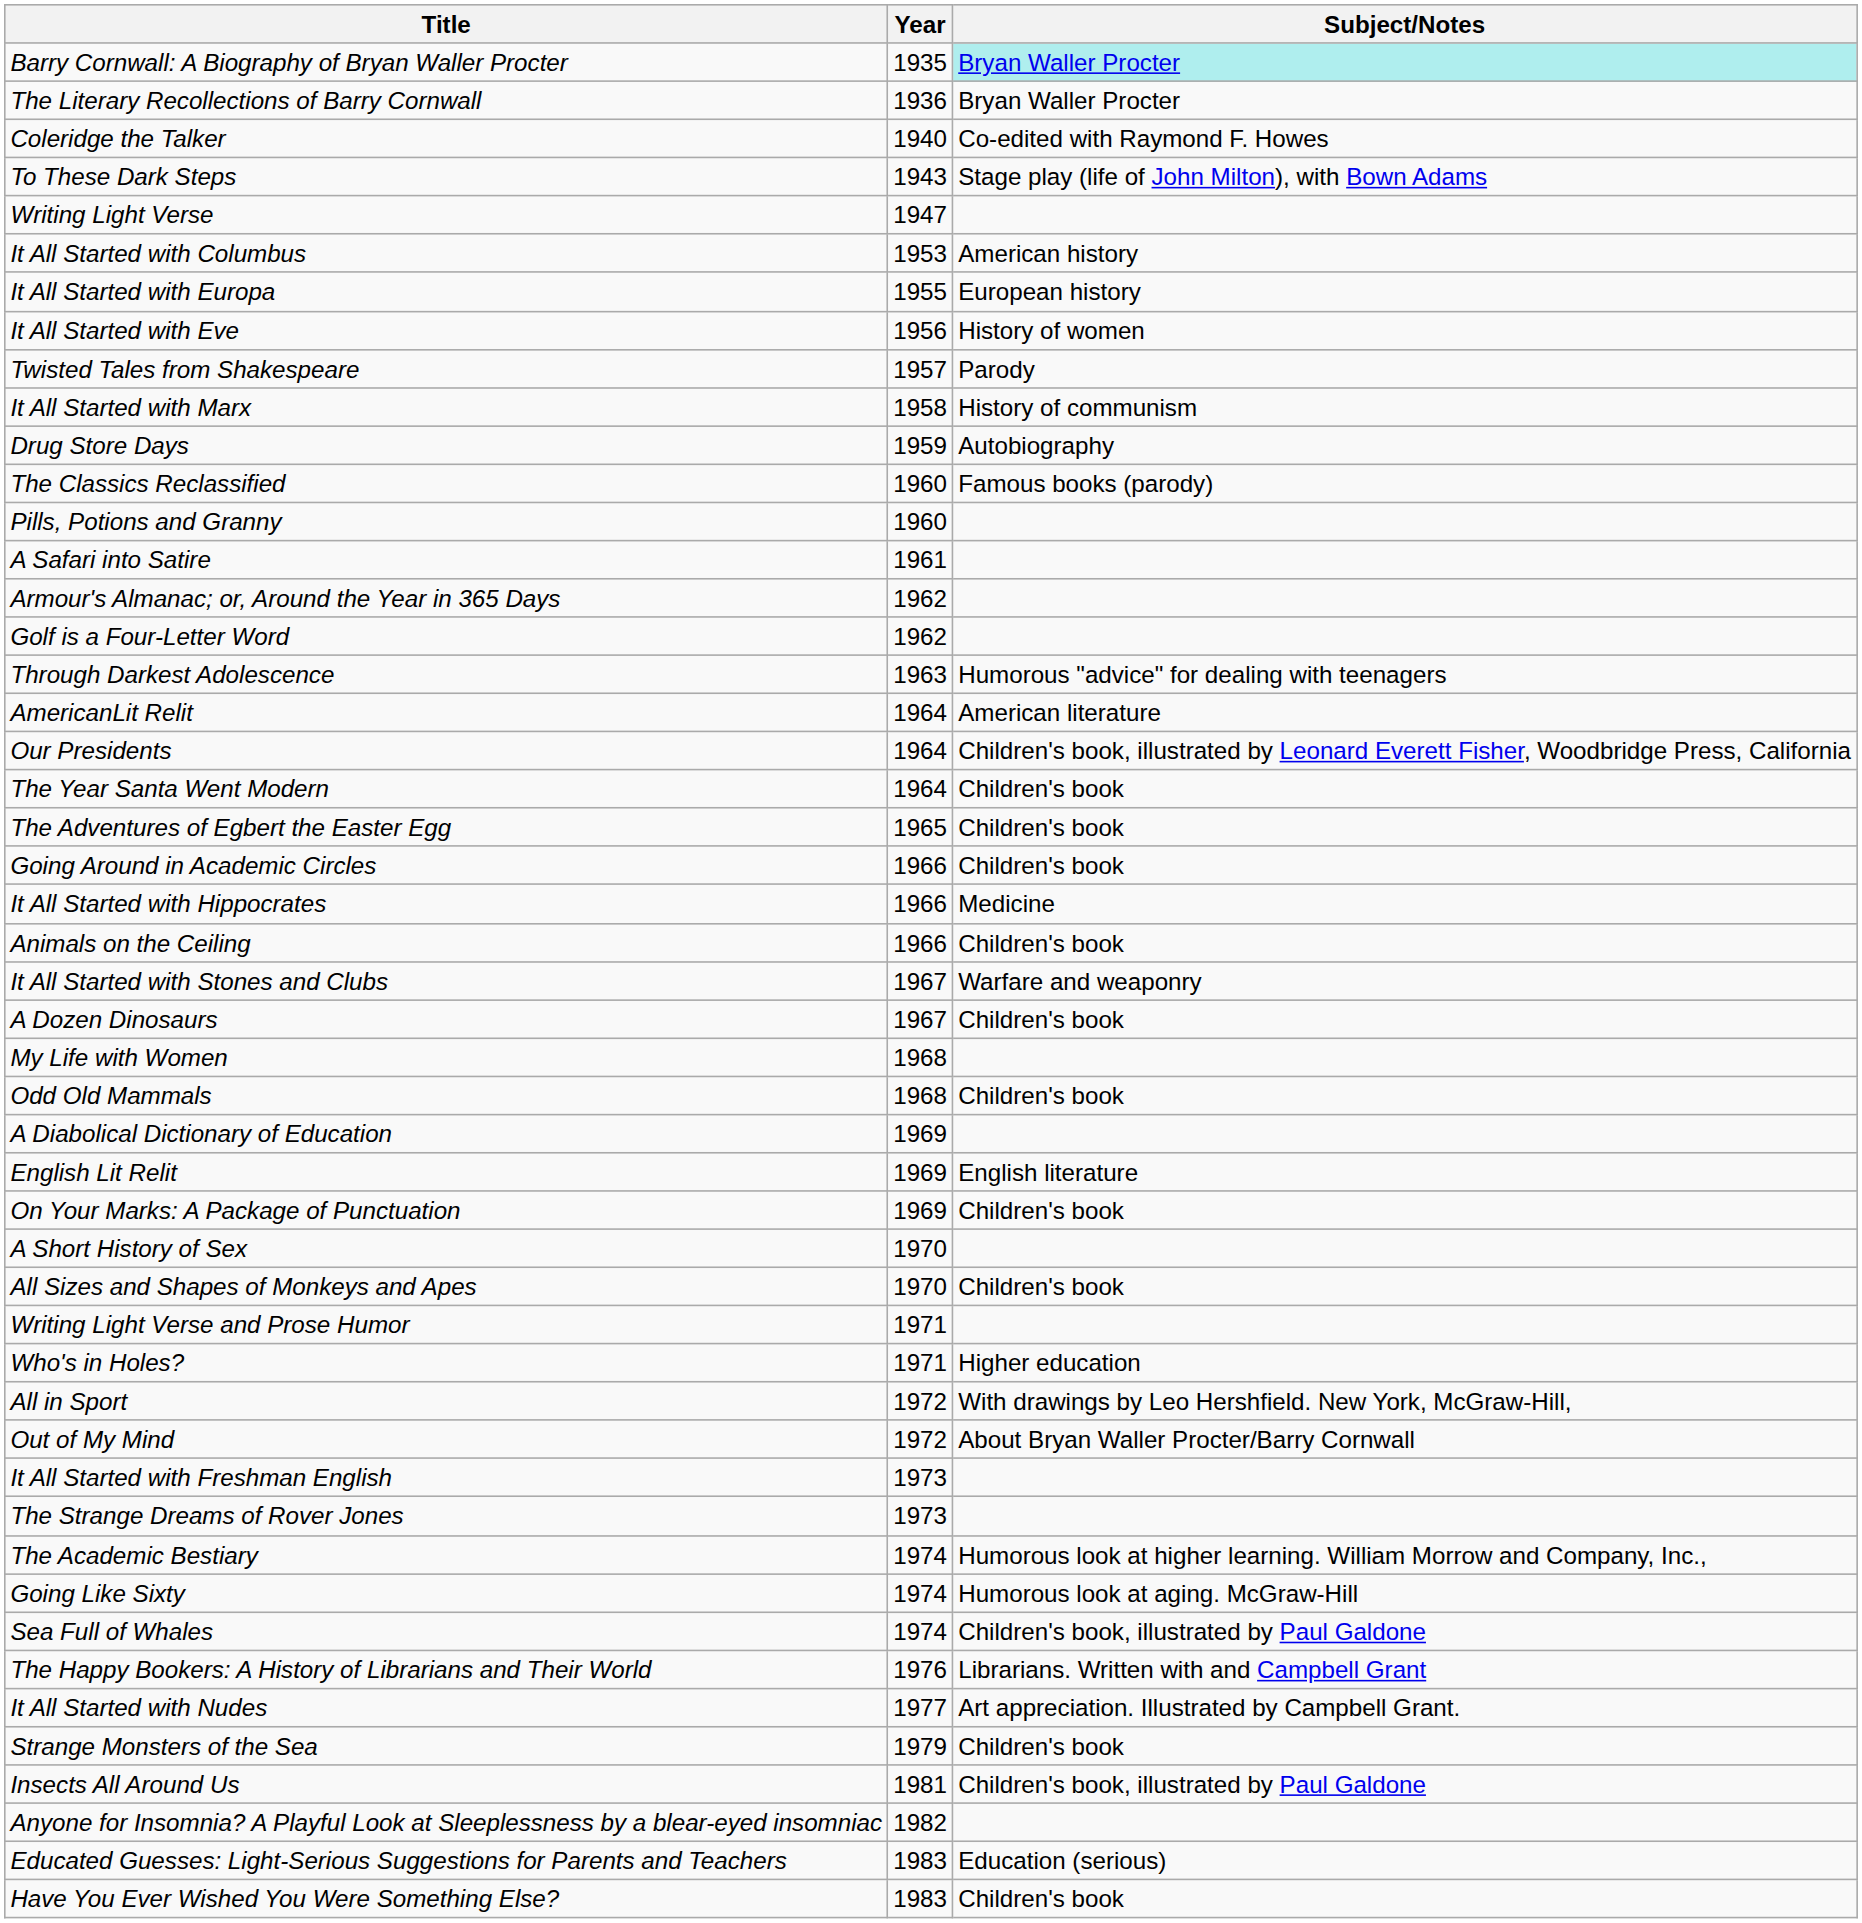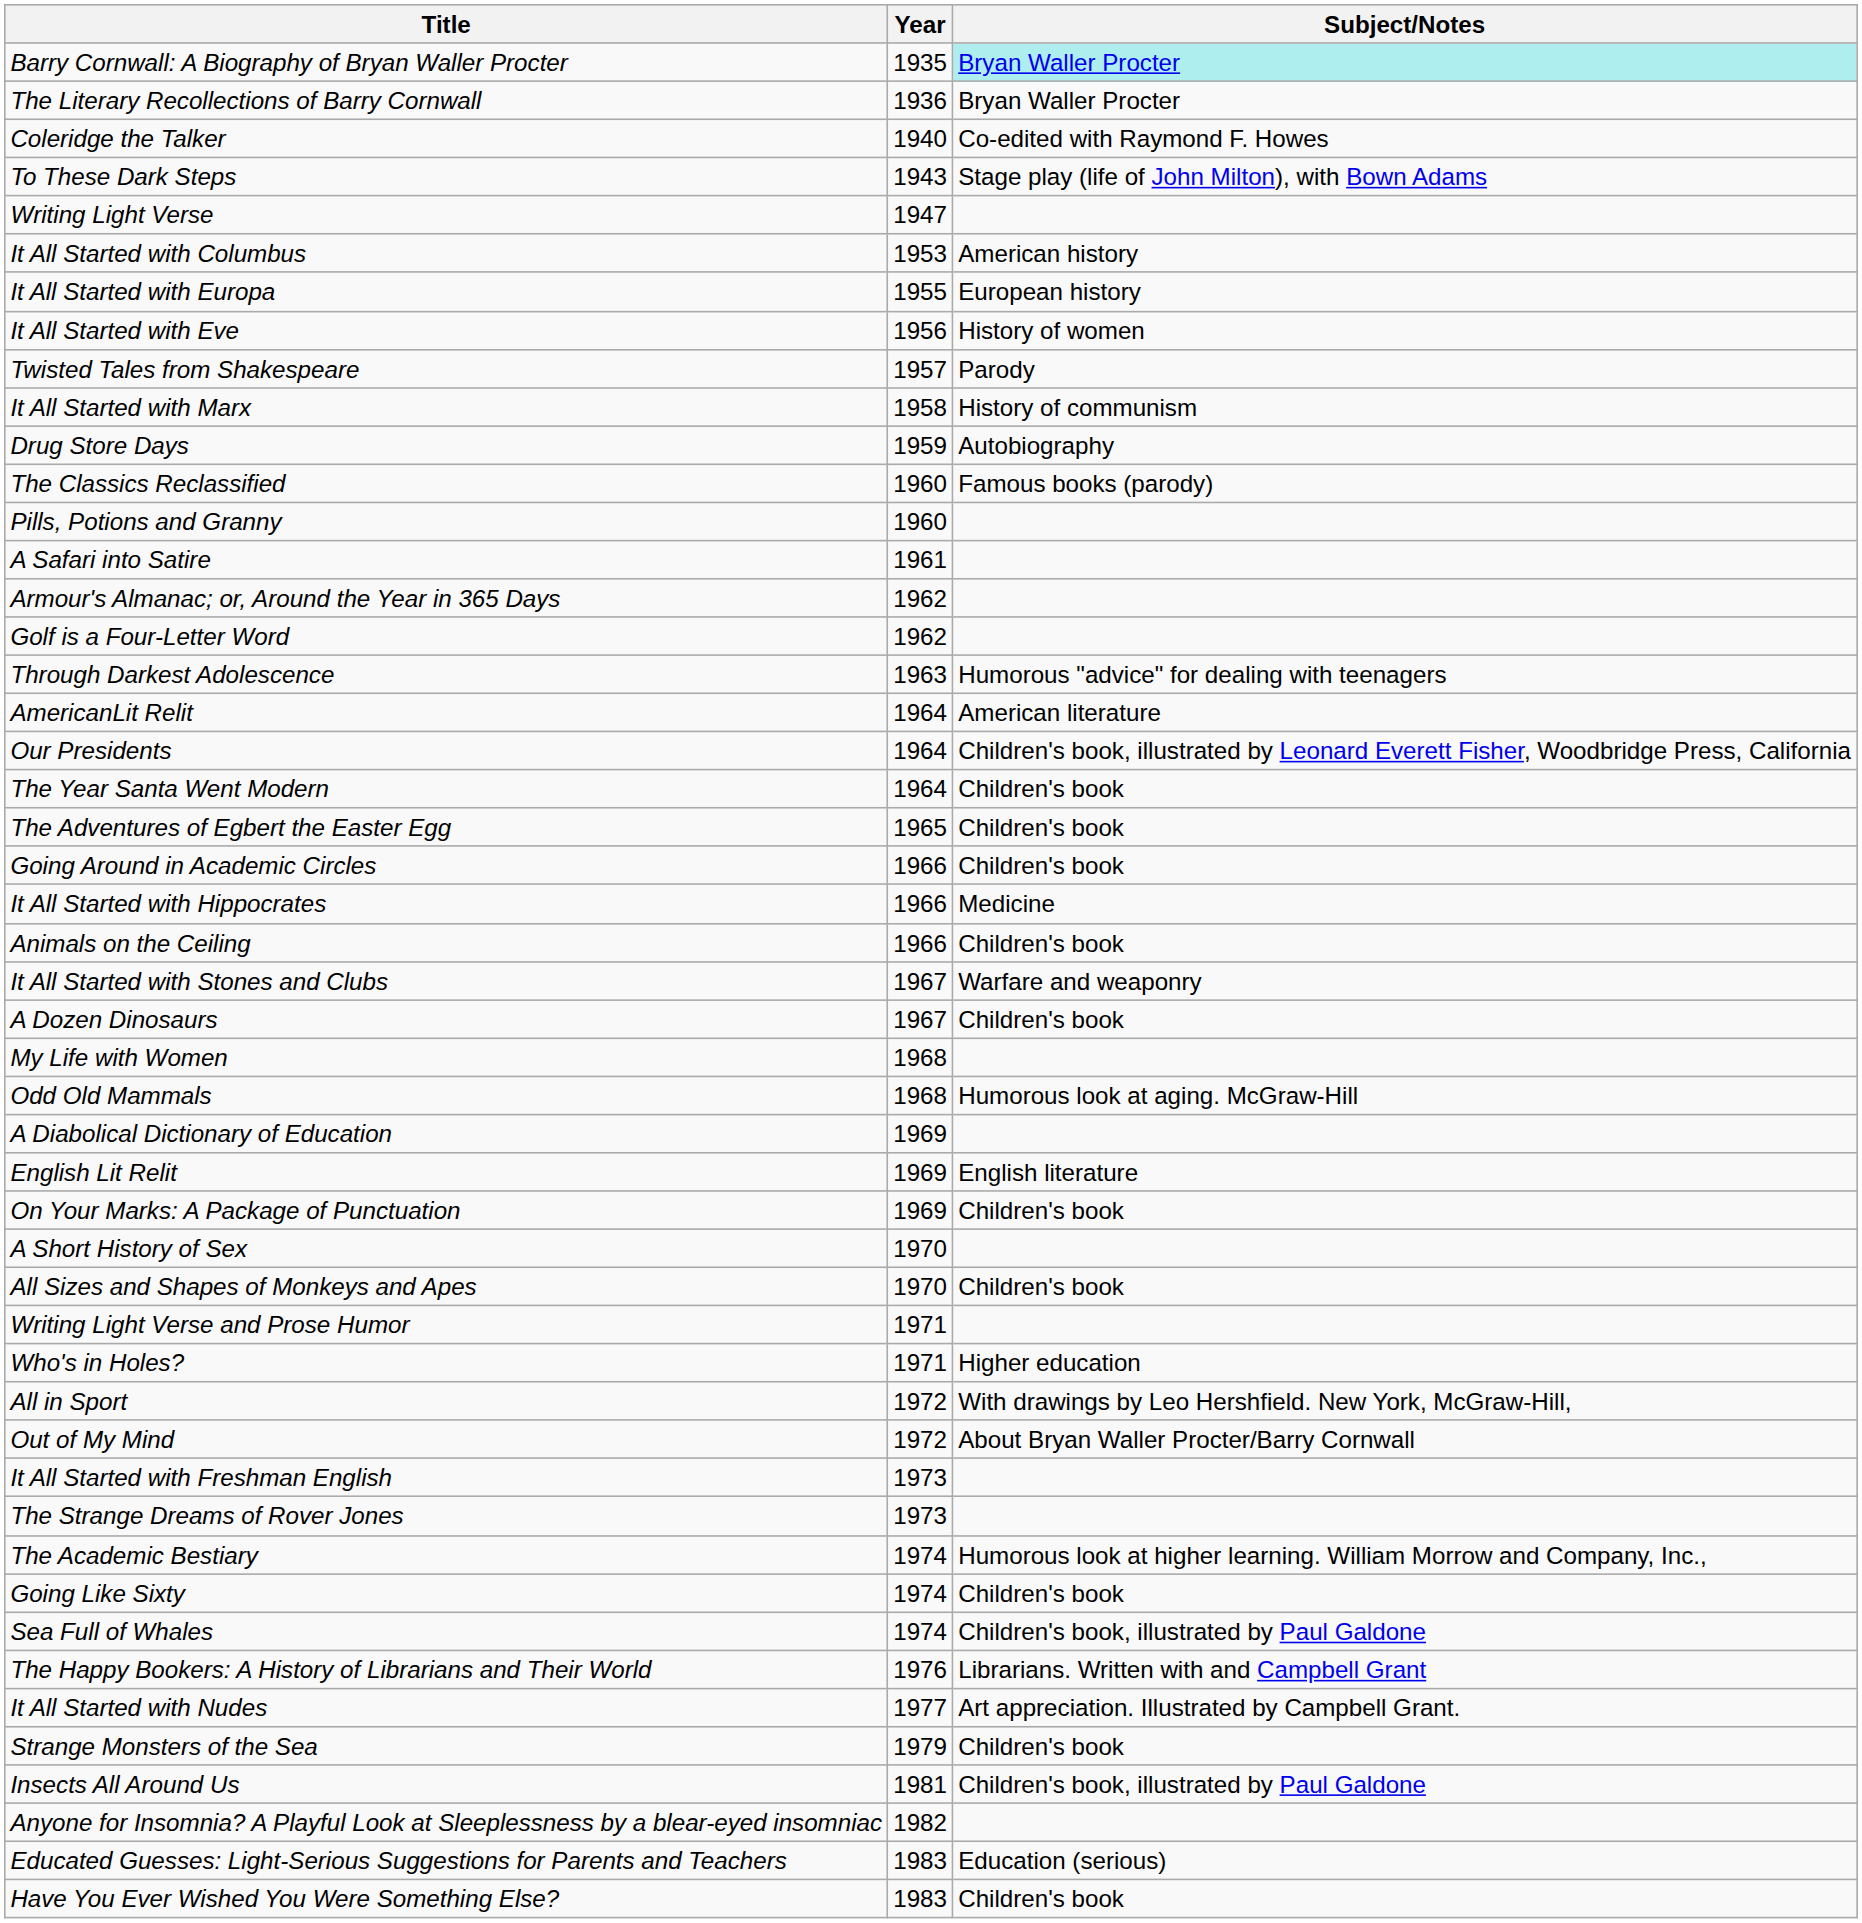(1041, 1095) Children's book -> (1158, 1095) Humorous look at aging. McGraw-Hill
(1158, 1593) Humorous look at aging. McGraw-Hill -> (1041, 1593) Children's book
